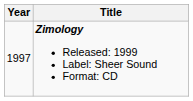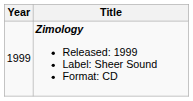(19, 58) 1997 -> (19, 58) 1999
